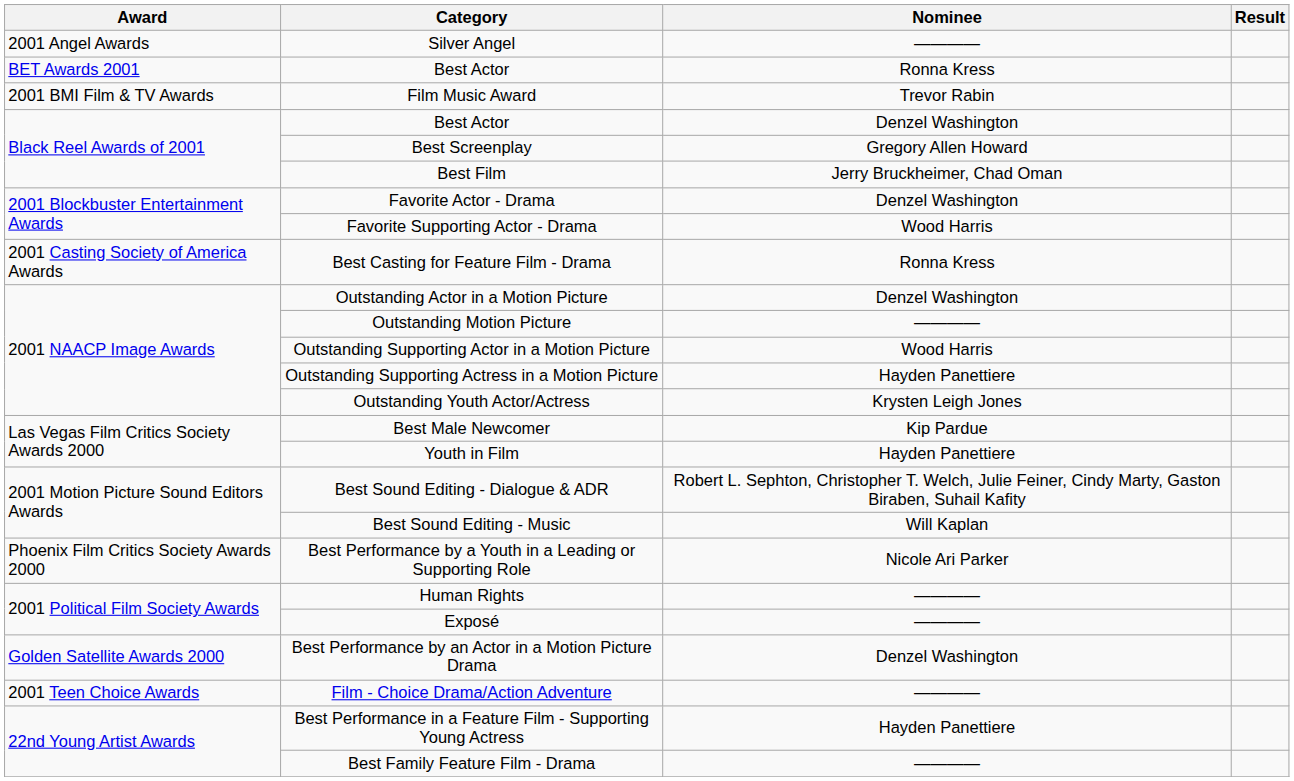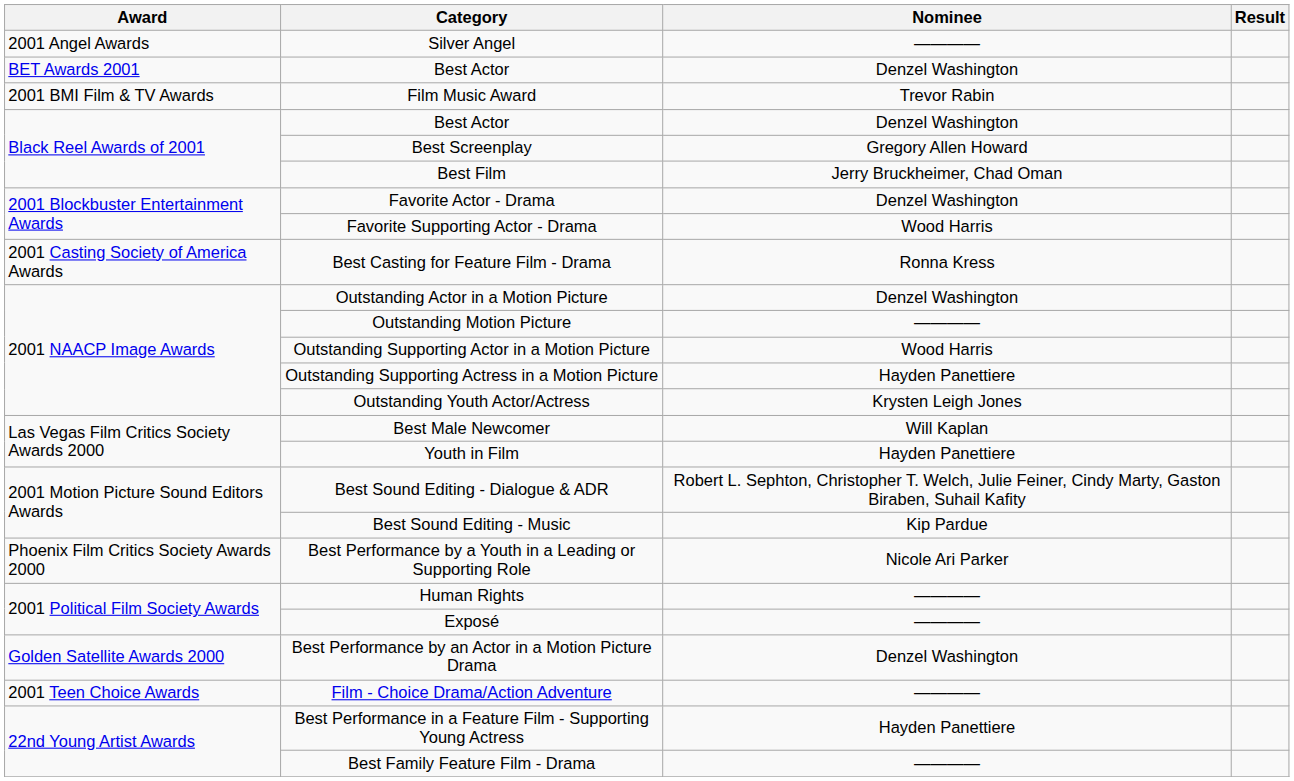(947, 69) Ronna Kress -> (947, 69) Denzel Washington
(947, 428) Kip Pardue -> (947, 428) Will Kaplan
(947, 525) Will Kaplan -> (947, 525) Kip Pardue
